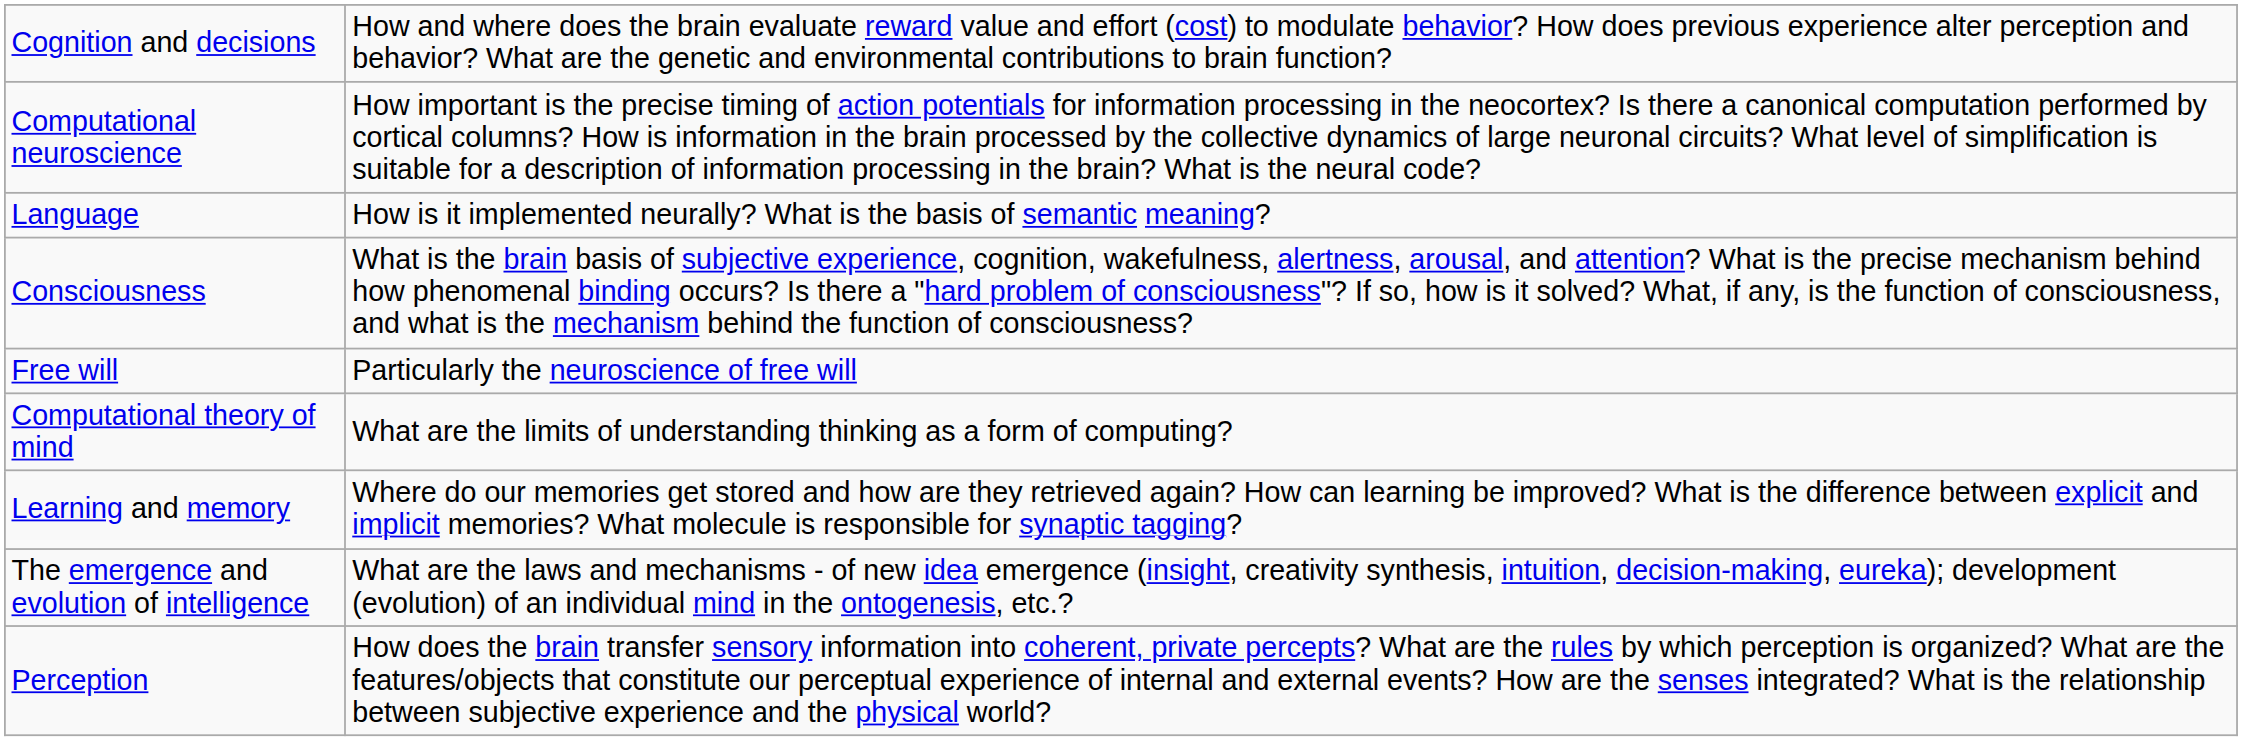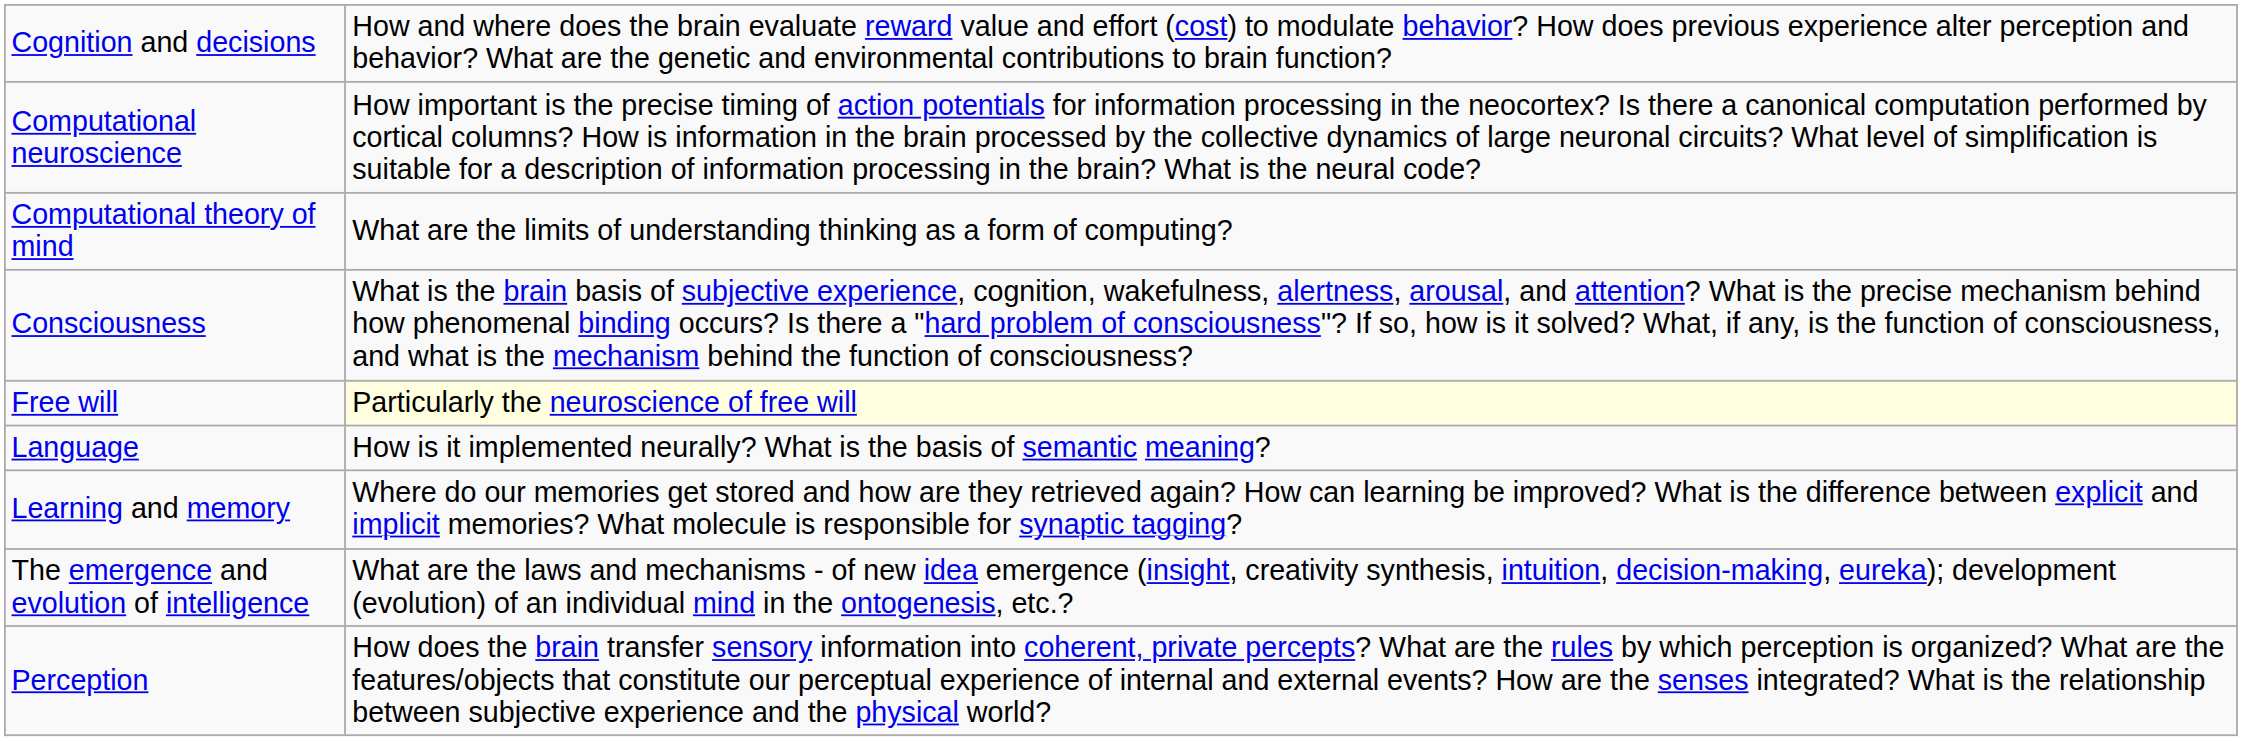rows swapped: (164, 431) <-> (75, 214)
(605, 369) no background -> (605, 402) lightyellow background
